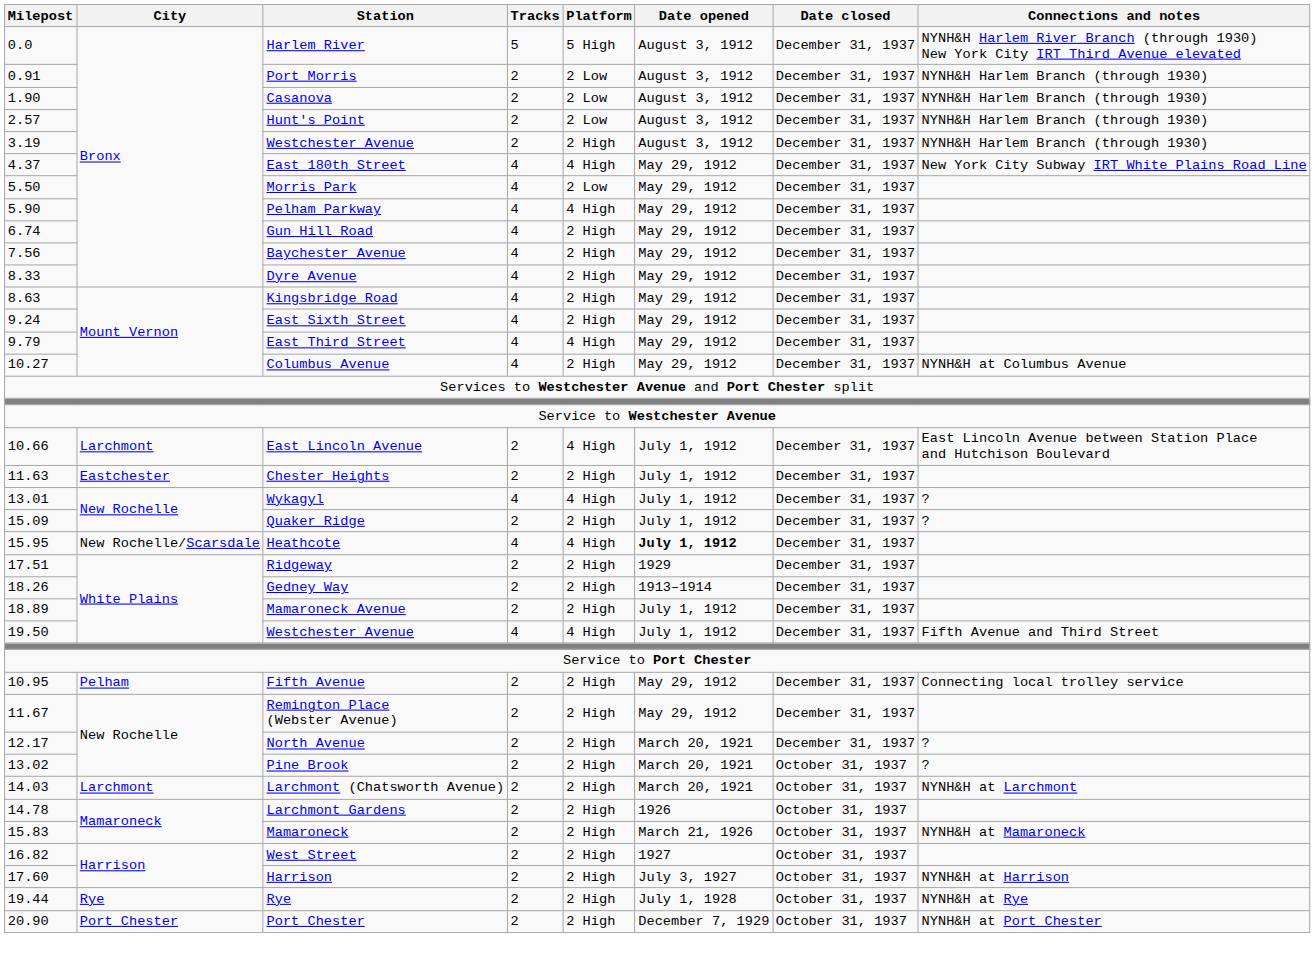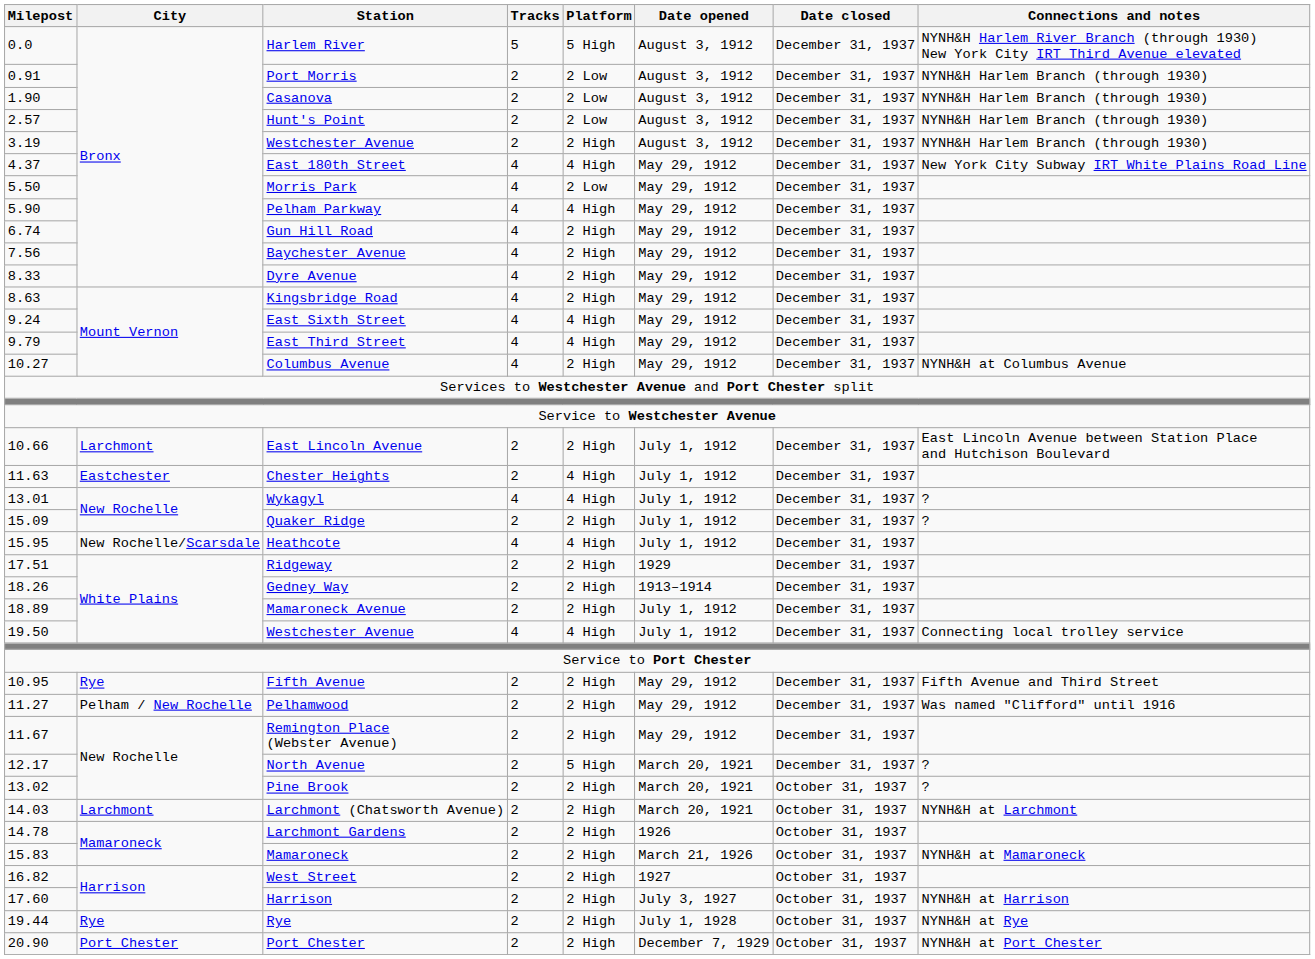(591, 321) 2 High -> (591, 321) 4 High
(591, 446) 4 High -> (591, 446) 2 High
(591, 476) 2 High -> (591, 476) 4 High
(687, 543) bold -> (687, 543) normal
(1040, 632) Fifth Avenue and Third Street -> (1053, 632) Connecting local trolley service
(104, 683) Pelham -> (92, 683) Rye
(1053, 683) Connecting local trolley service -> (1040, 683) Fifth Avenue and Third Street
+ row: (28, 705)
(591, 743) 2 High -> (591, 766) 5 High
